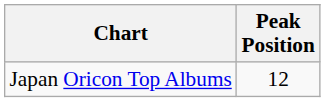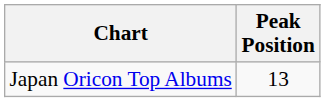(278, 79) 12 -> (278, 79) 13
